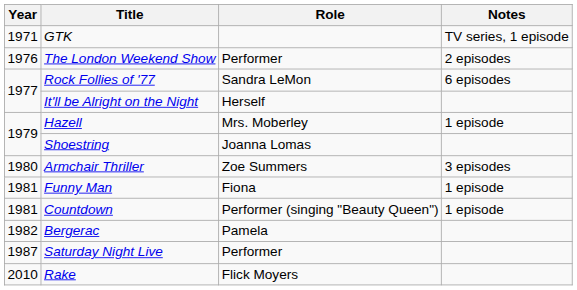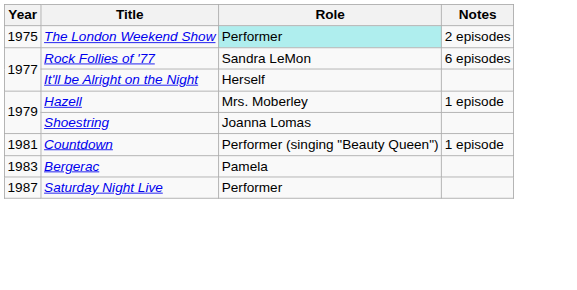- row: (58, 36)
(23, 58) 1976 -> (23, 36) 1975
(252, 58) no background -> (252, 36) paleturquoise background
- row: (94, 166)
- row: (78, 187)
(23, 230) 1982 -> (23, 166) 1983
- row: (60, 274)
